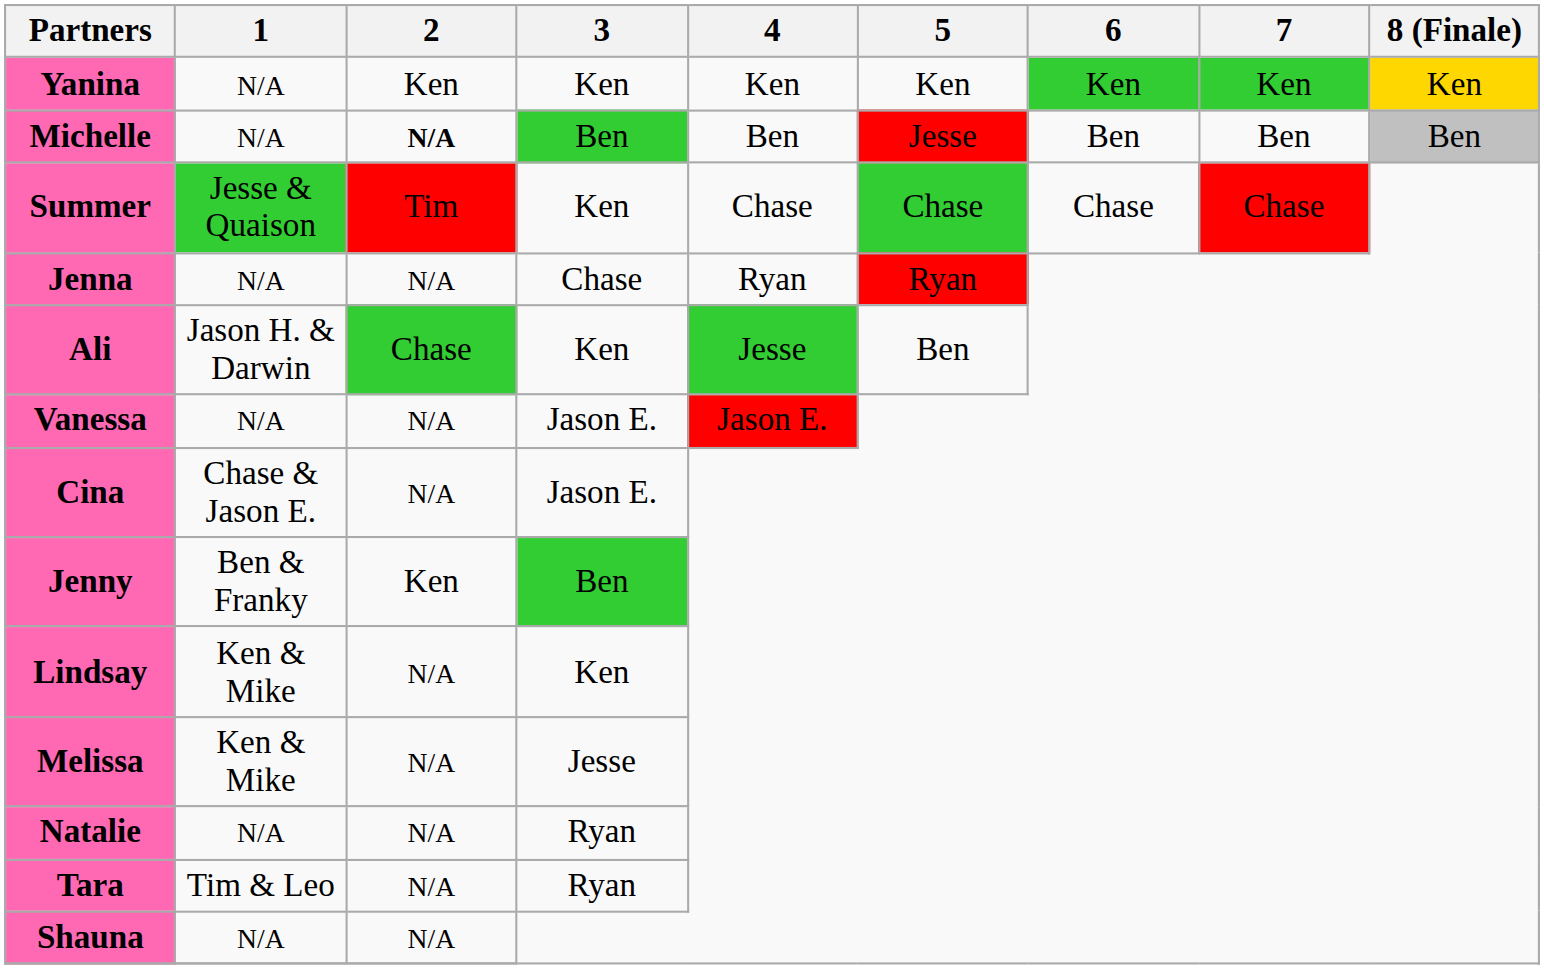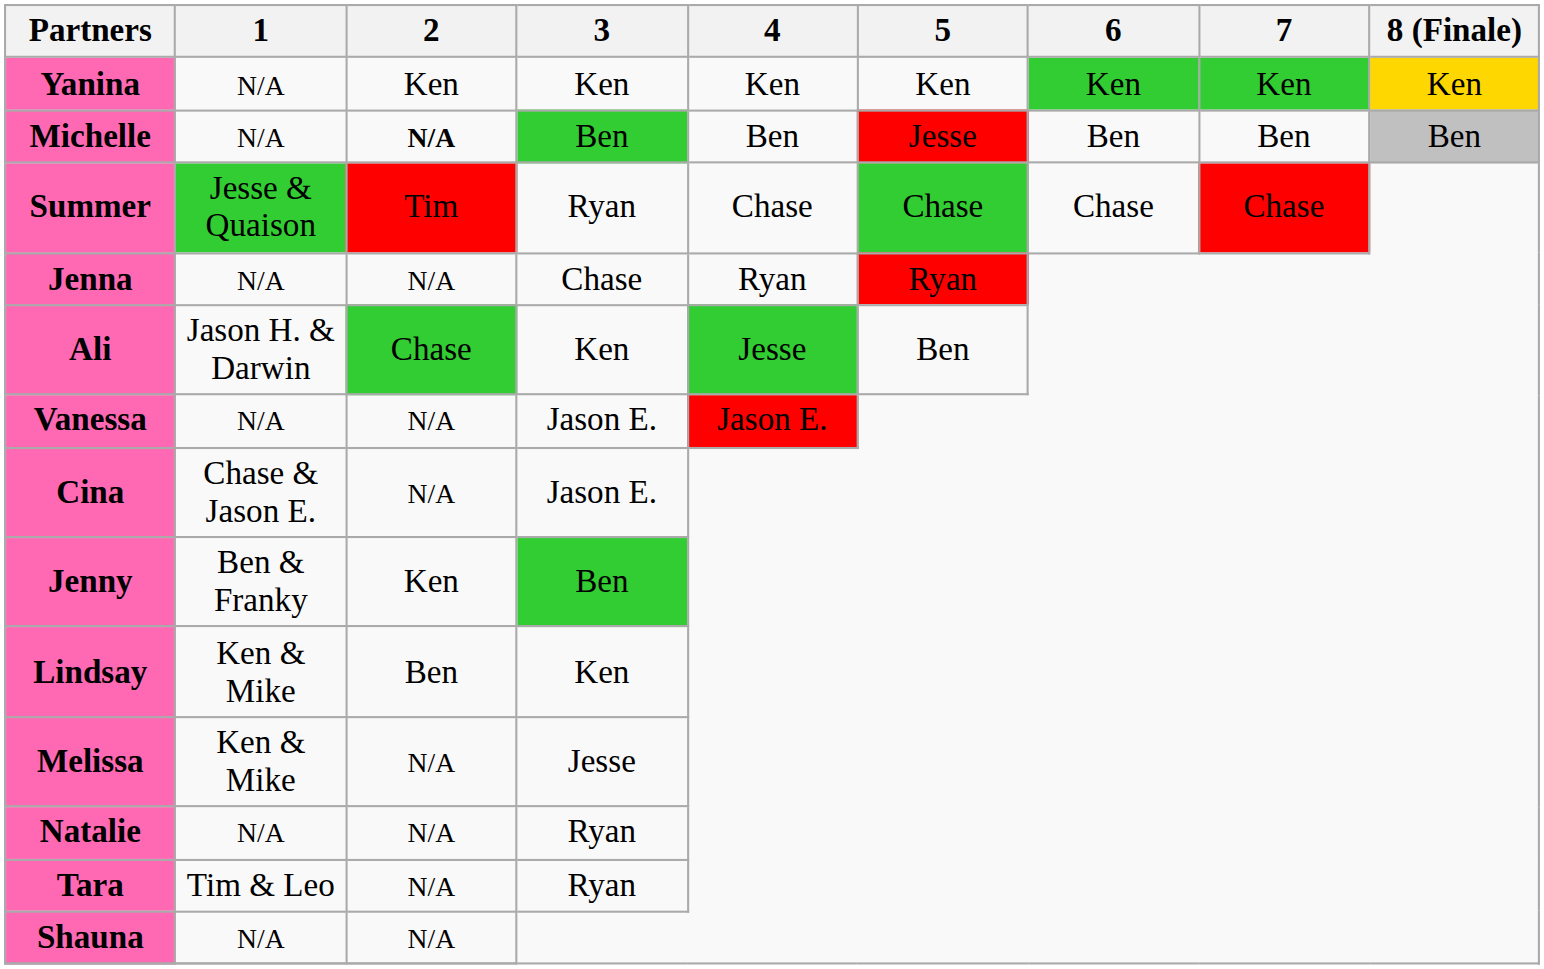(602, 206) Ken -> (602, 206) Ryan
(431, 671) N/A -> (431, 671) Ben
